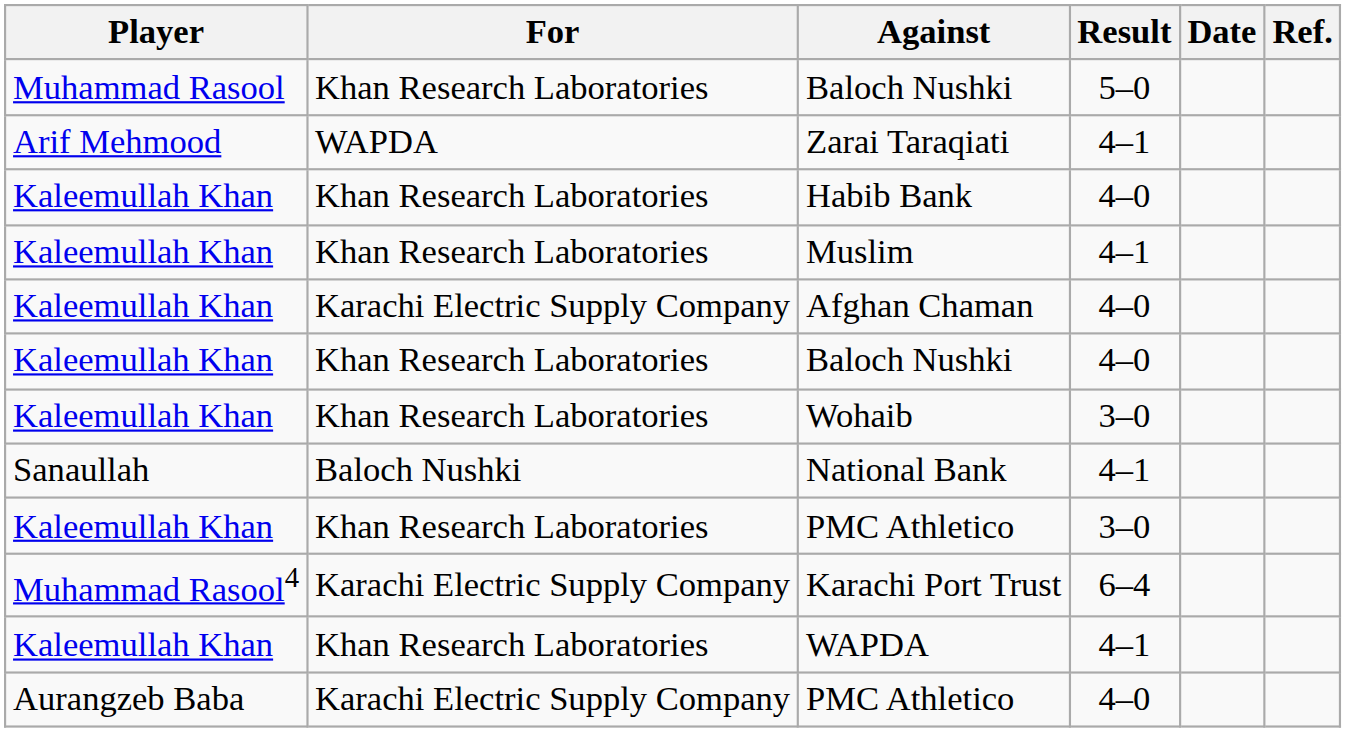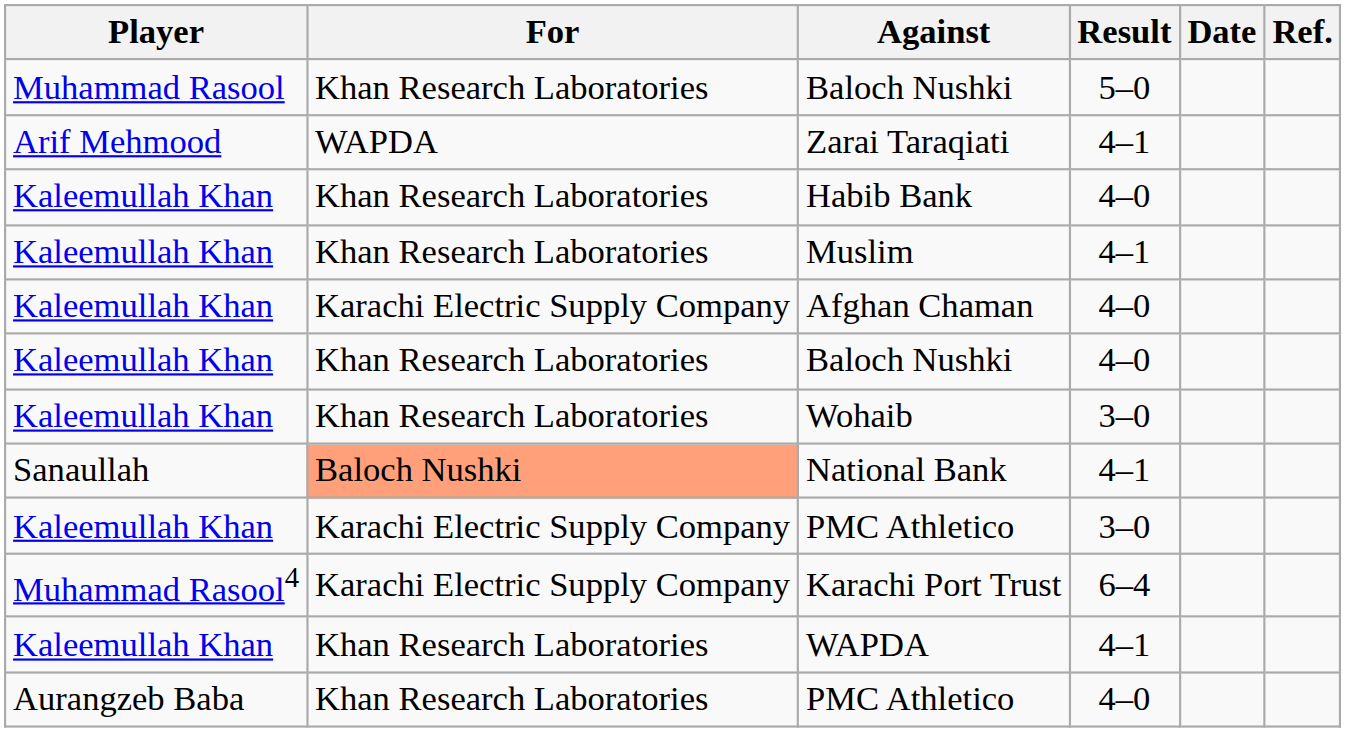(418, 470) no background -> (418, 470) lightsalmon background
(512, 525) Khan Research Laboratories -> (553, 525) Karachi Electric Supply Company
(553, 698) Karachi Electric Supply Company -> (512, 698) Khan Research Laboratories
